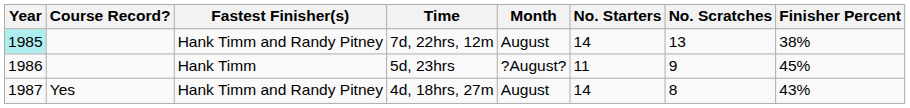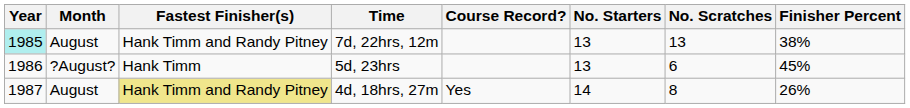columns swapped: (534, 16) <-> (110, 16)
(582, 41) 14 -> (582, 41) 13
(582, 66) 11 -> (582, 66) 13
(673, 66) 9 -> (673, 66) 6
(280, 90) no background -> (225, 90) khaki background
(795, 90) 43% -> (795, 90) 26%
